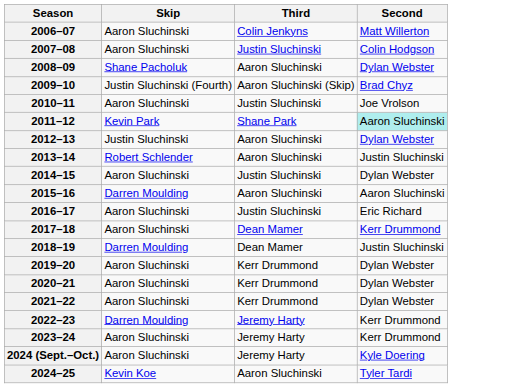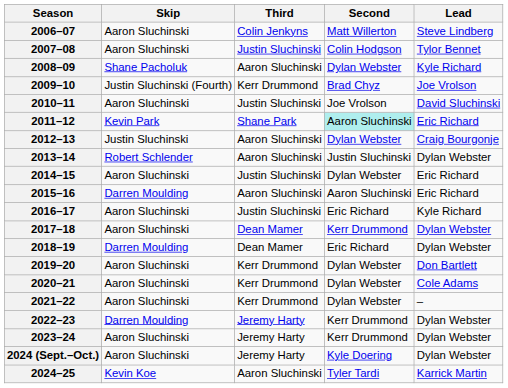+ column: (459, 13)
(296, 85) Aaron Sluchinski (Skip) -> (278, 85) Kerr Drummond
(402, 247) Justin Sluchinski -> (358, 247) Eric Richard
